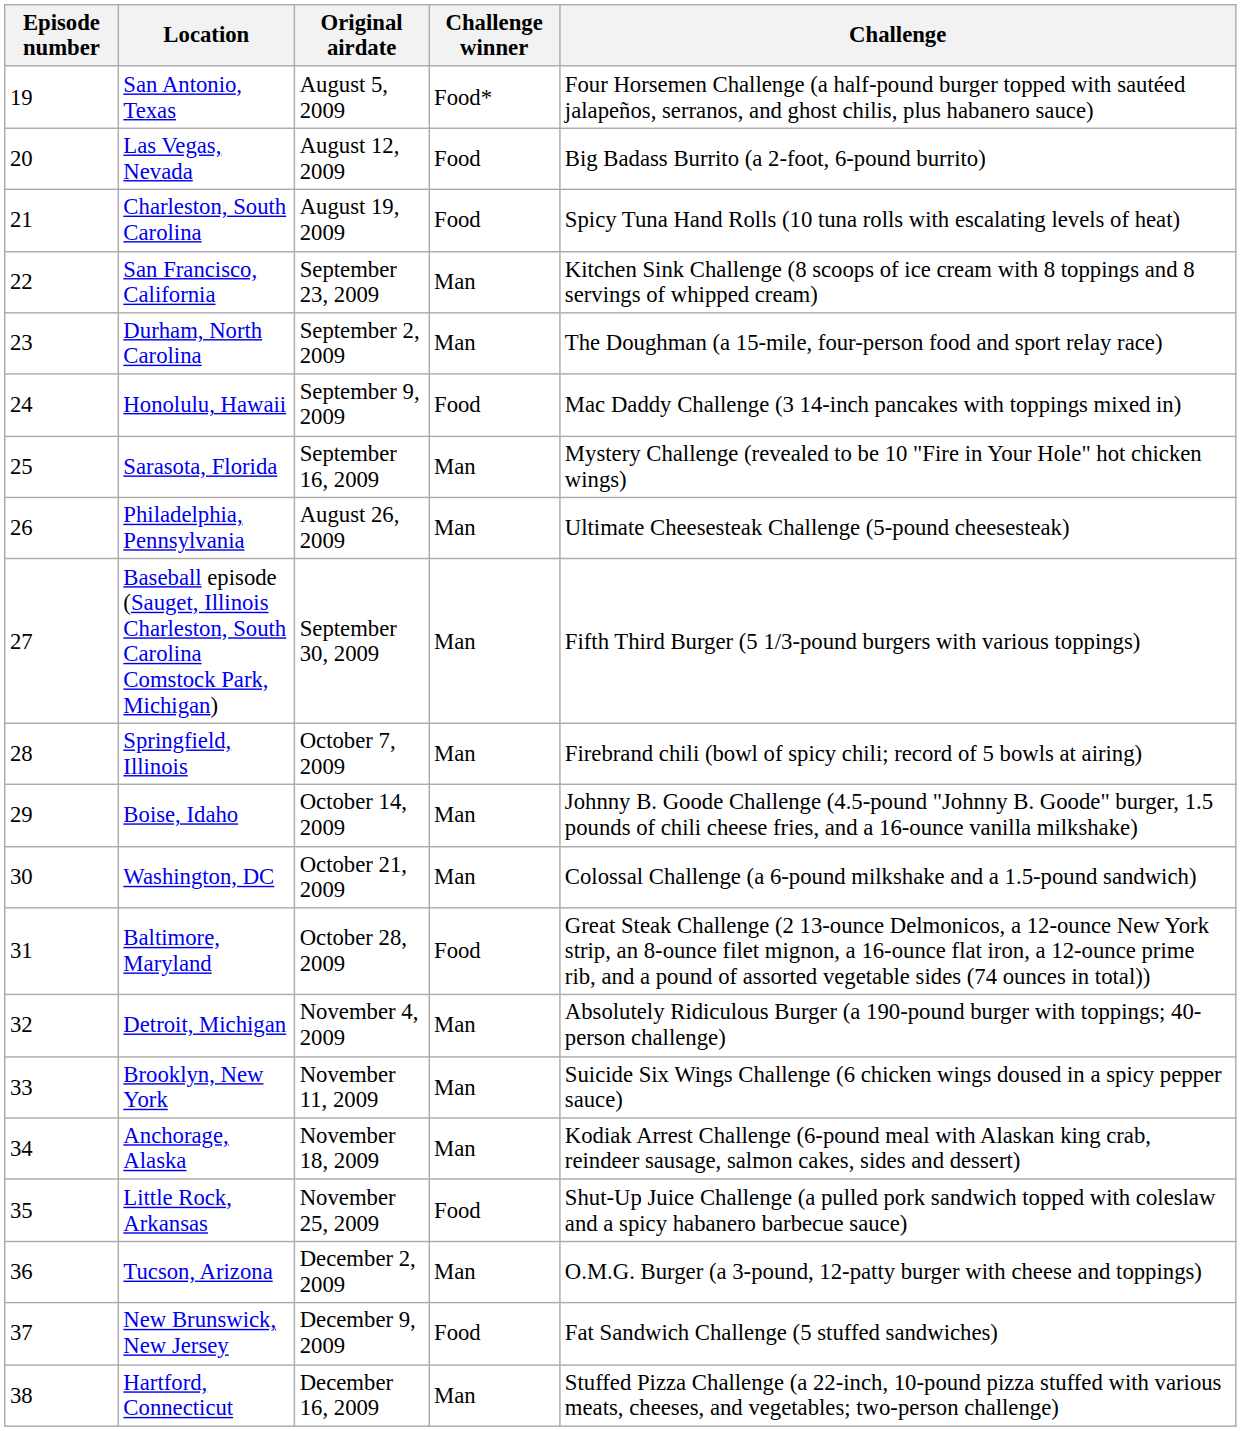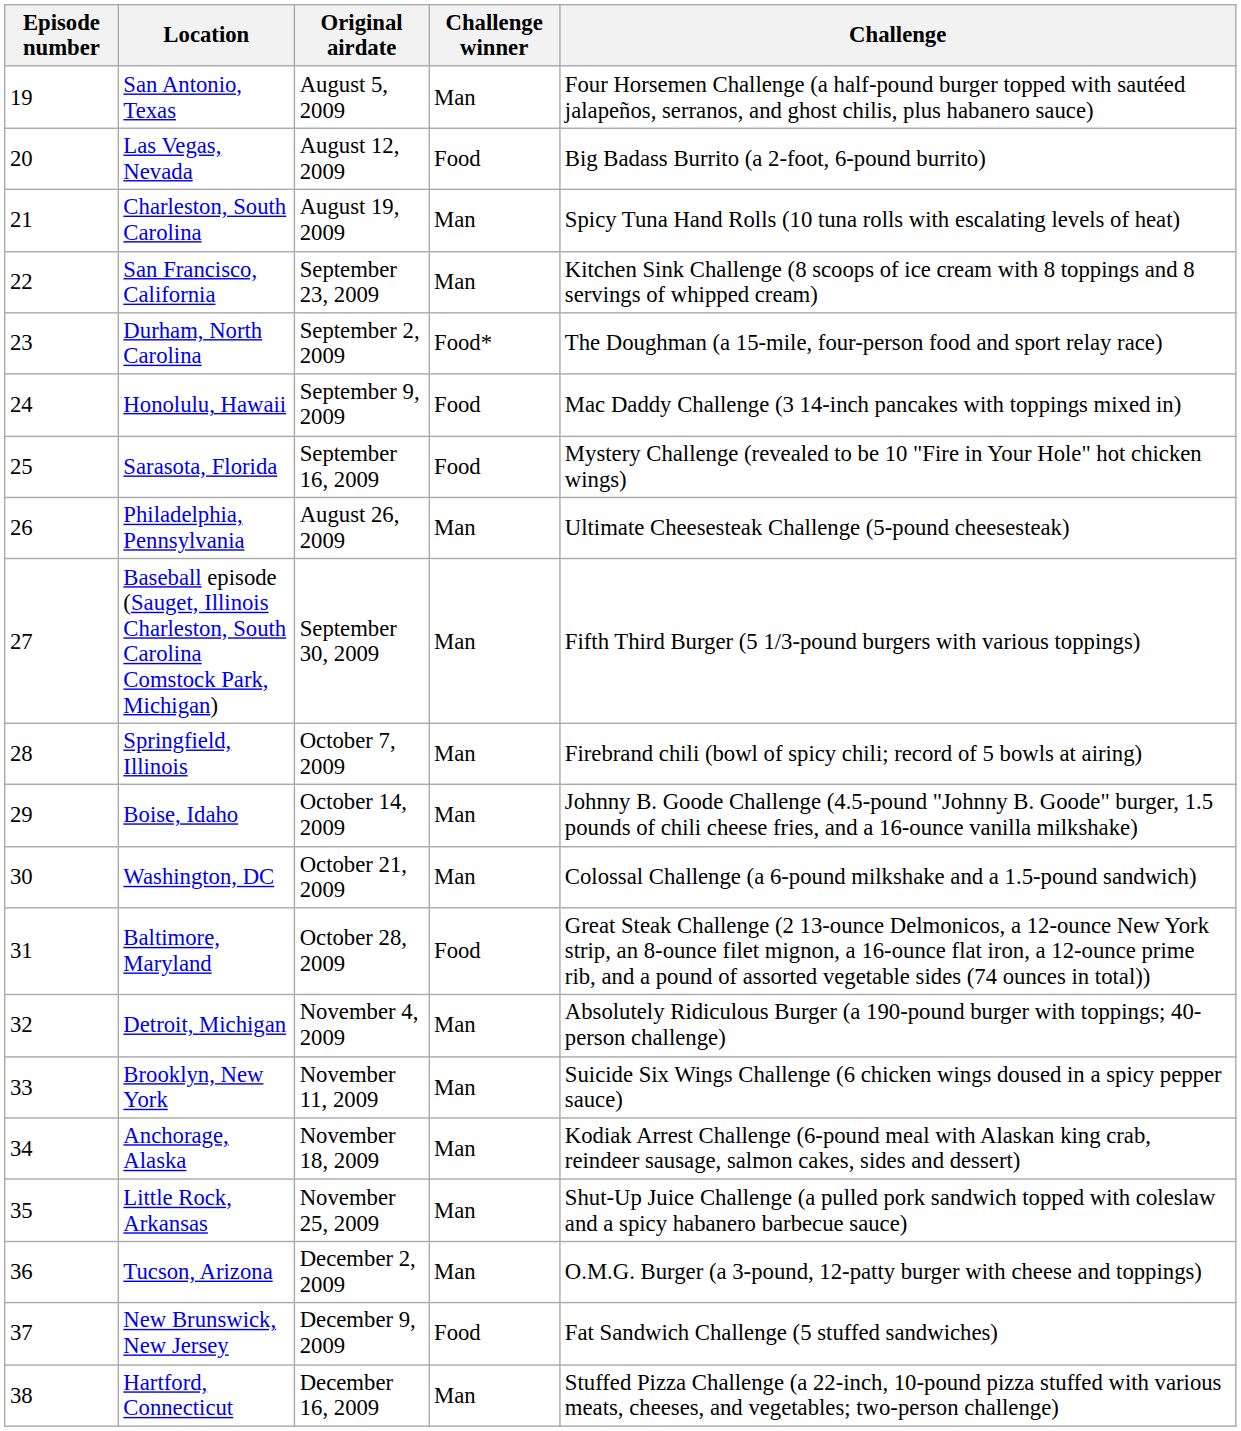(463, 96) Food* -> (455, 96) Man
(457, 220) Food -> (455, 220) Man
(455, 343) Man -> (463, 343) Food*
(455, 466) Man -> (457, 466) Food
(457, 1210) Food -> (455, 1210) Man
